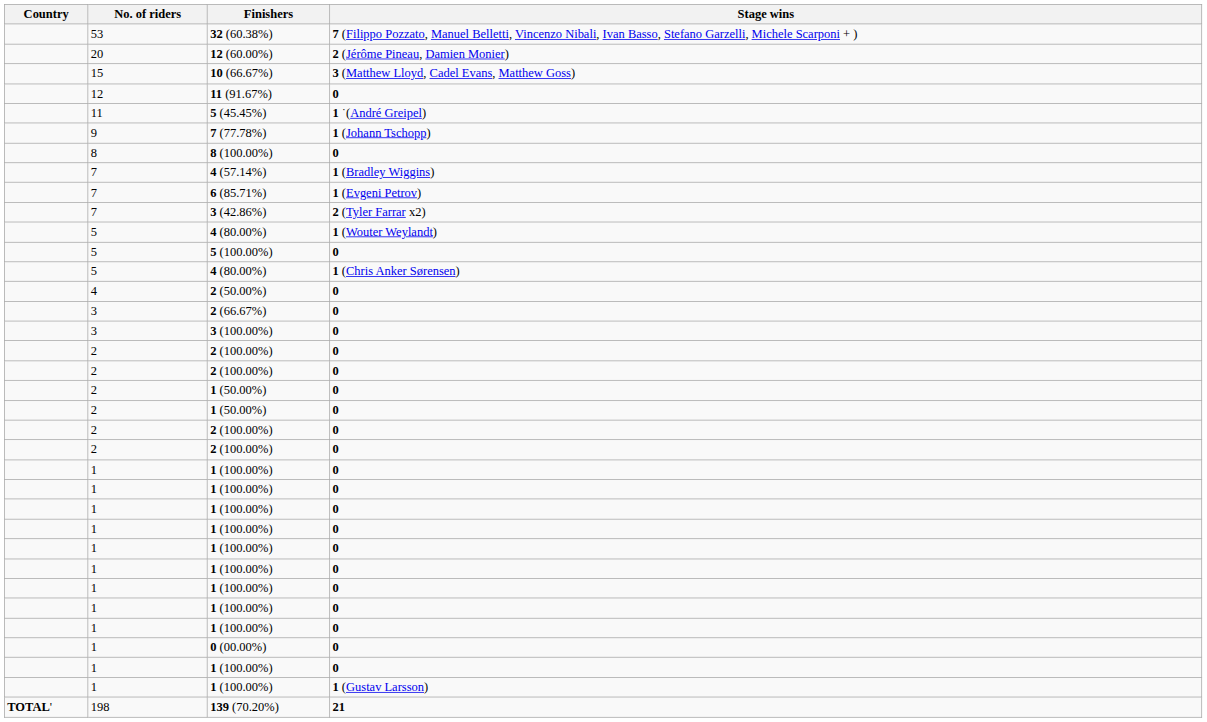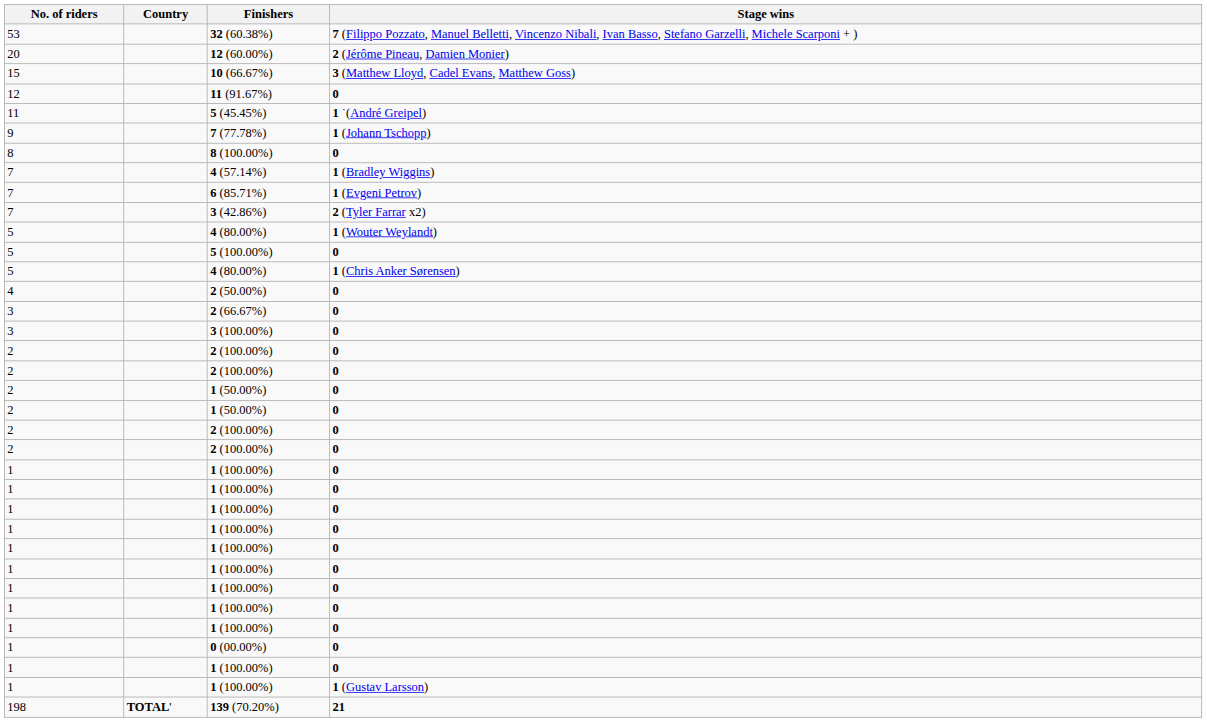columns swapped: (46, 14) <-> (148, 14)
